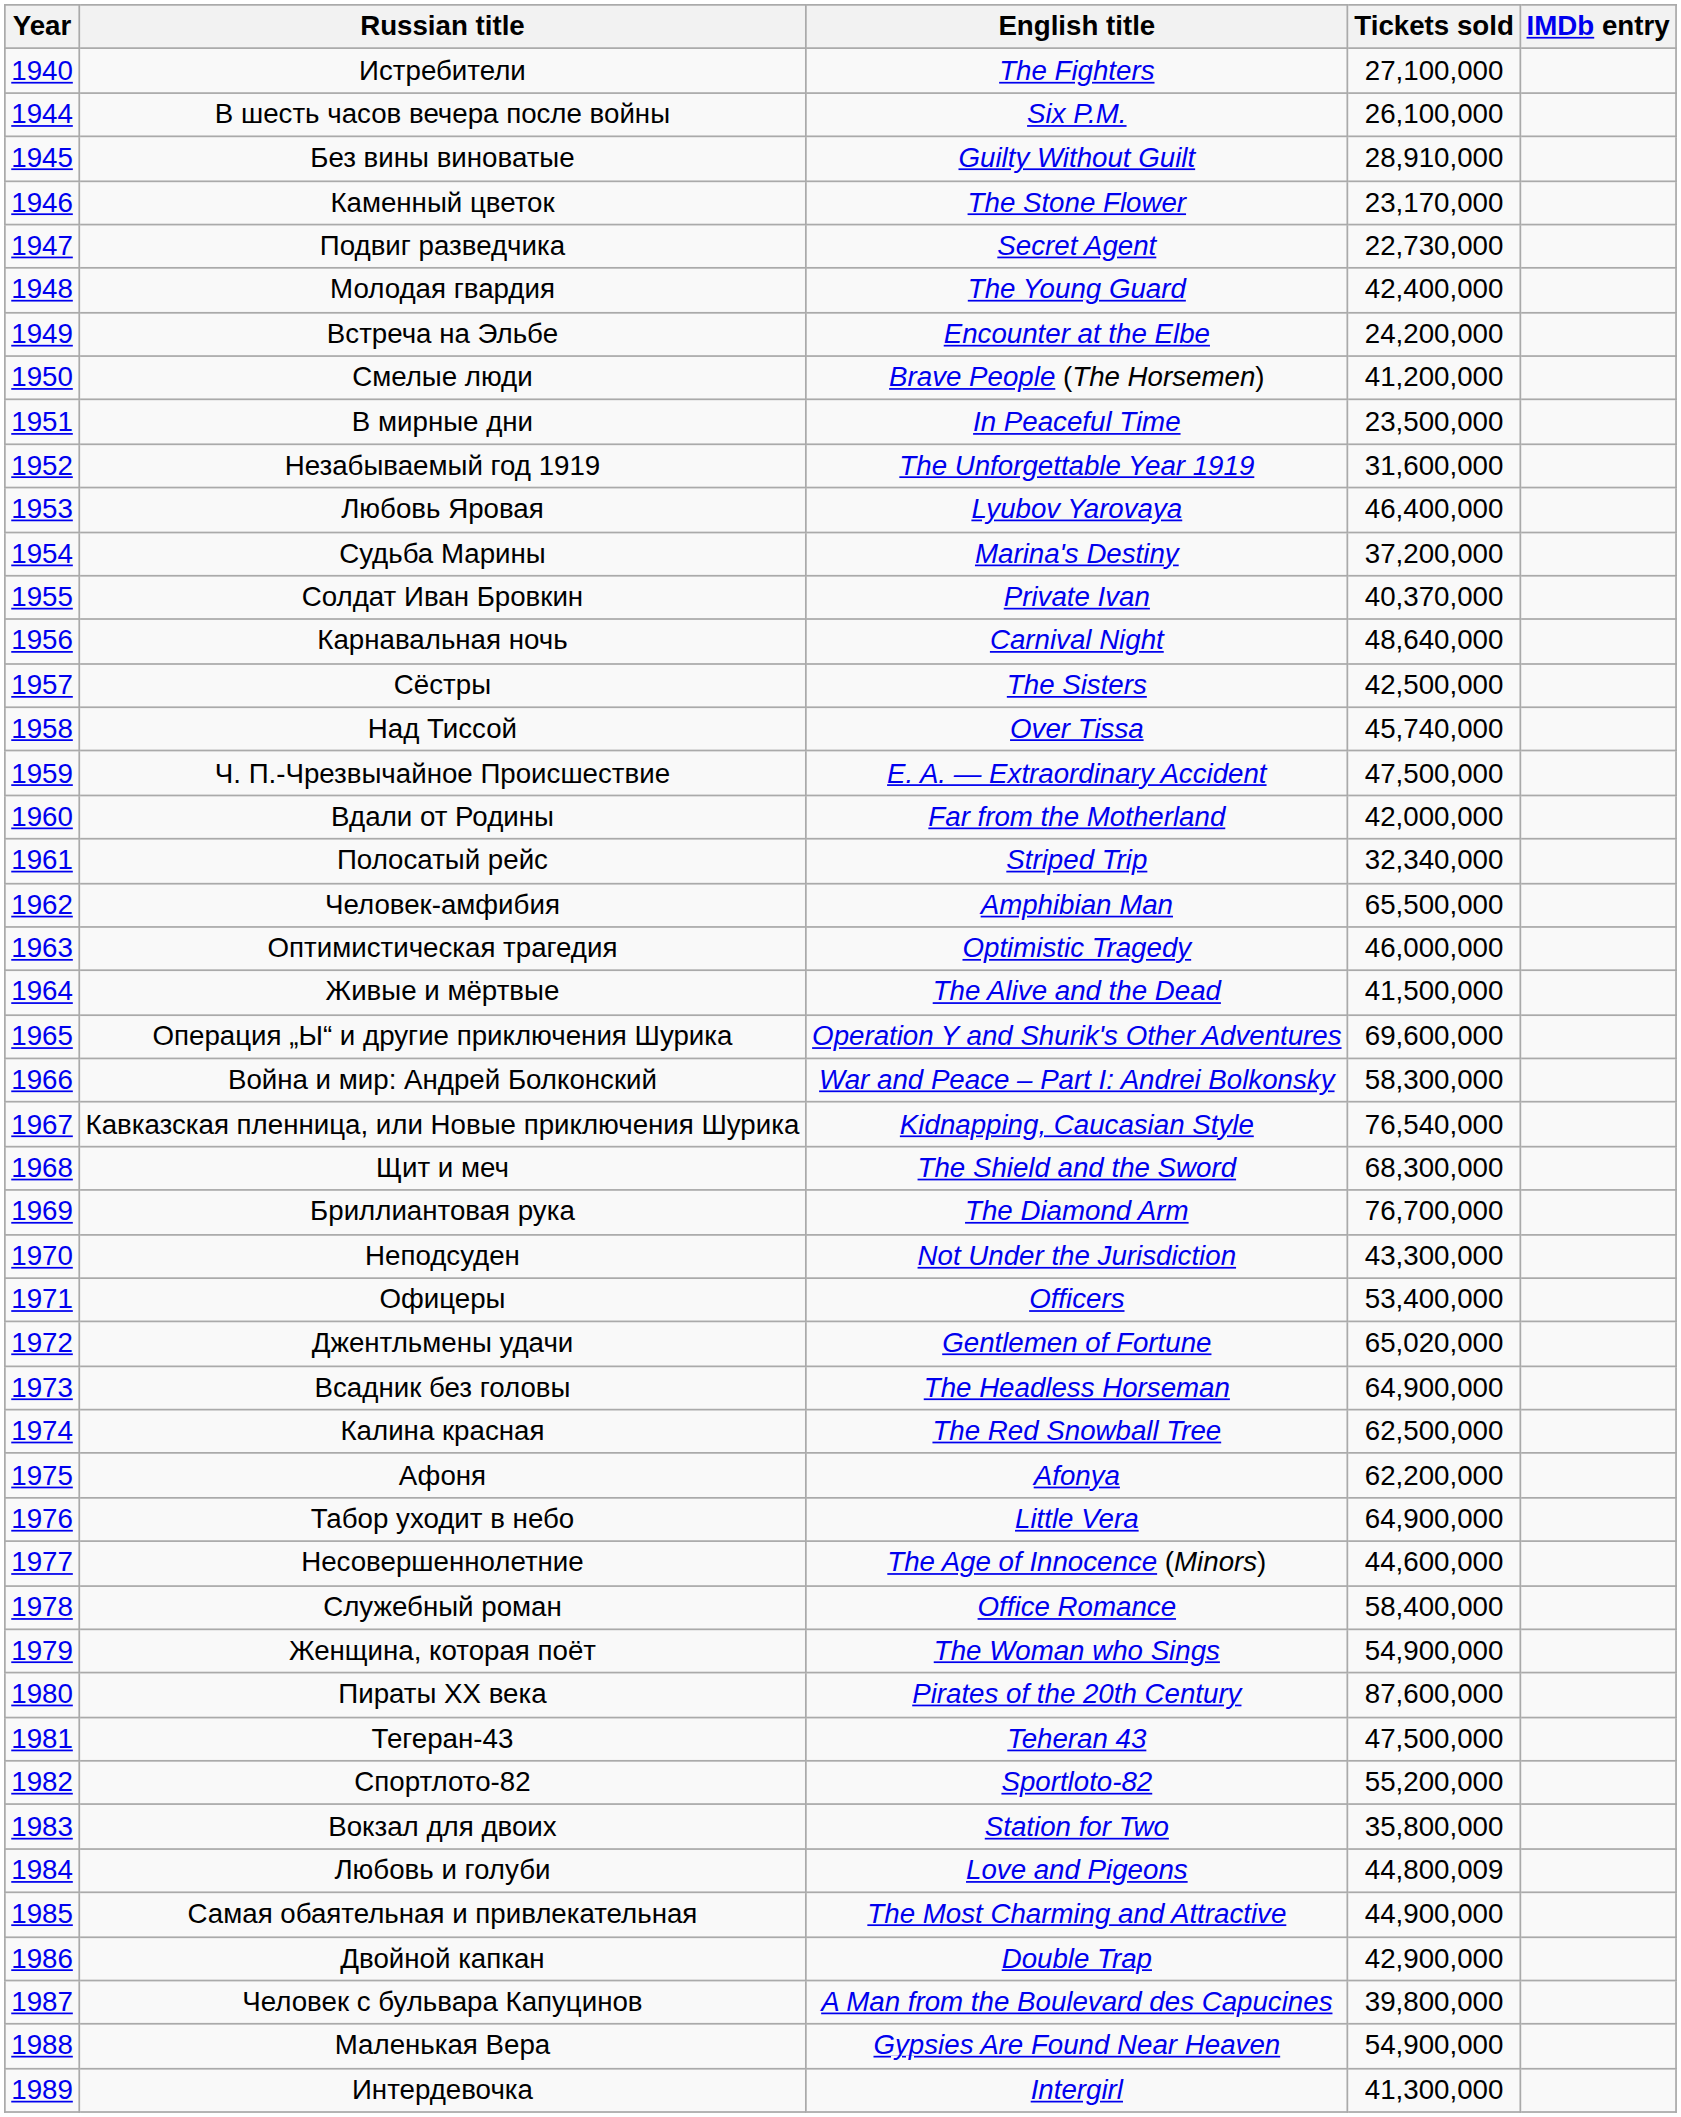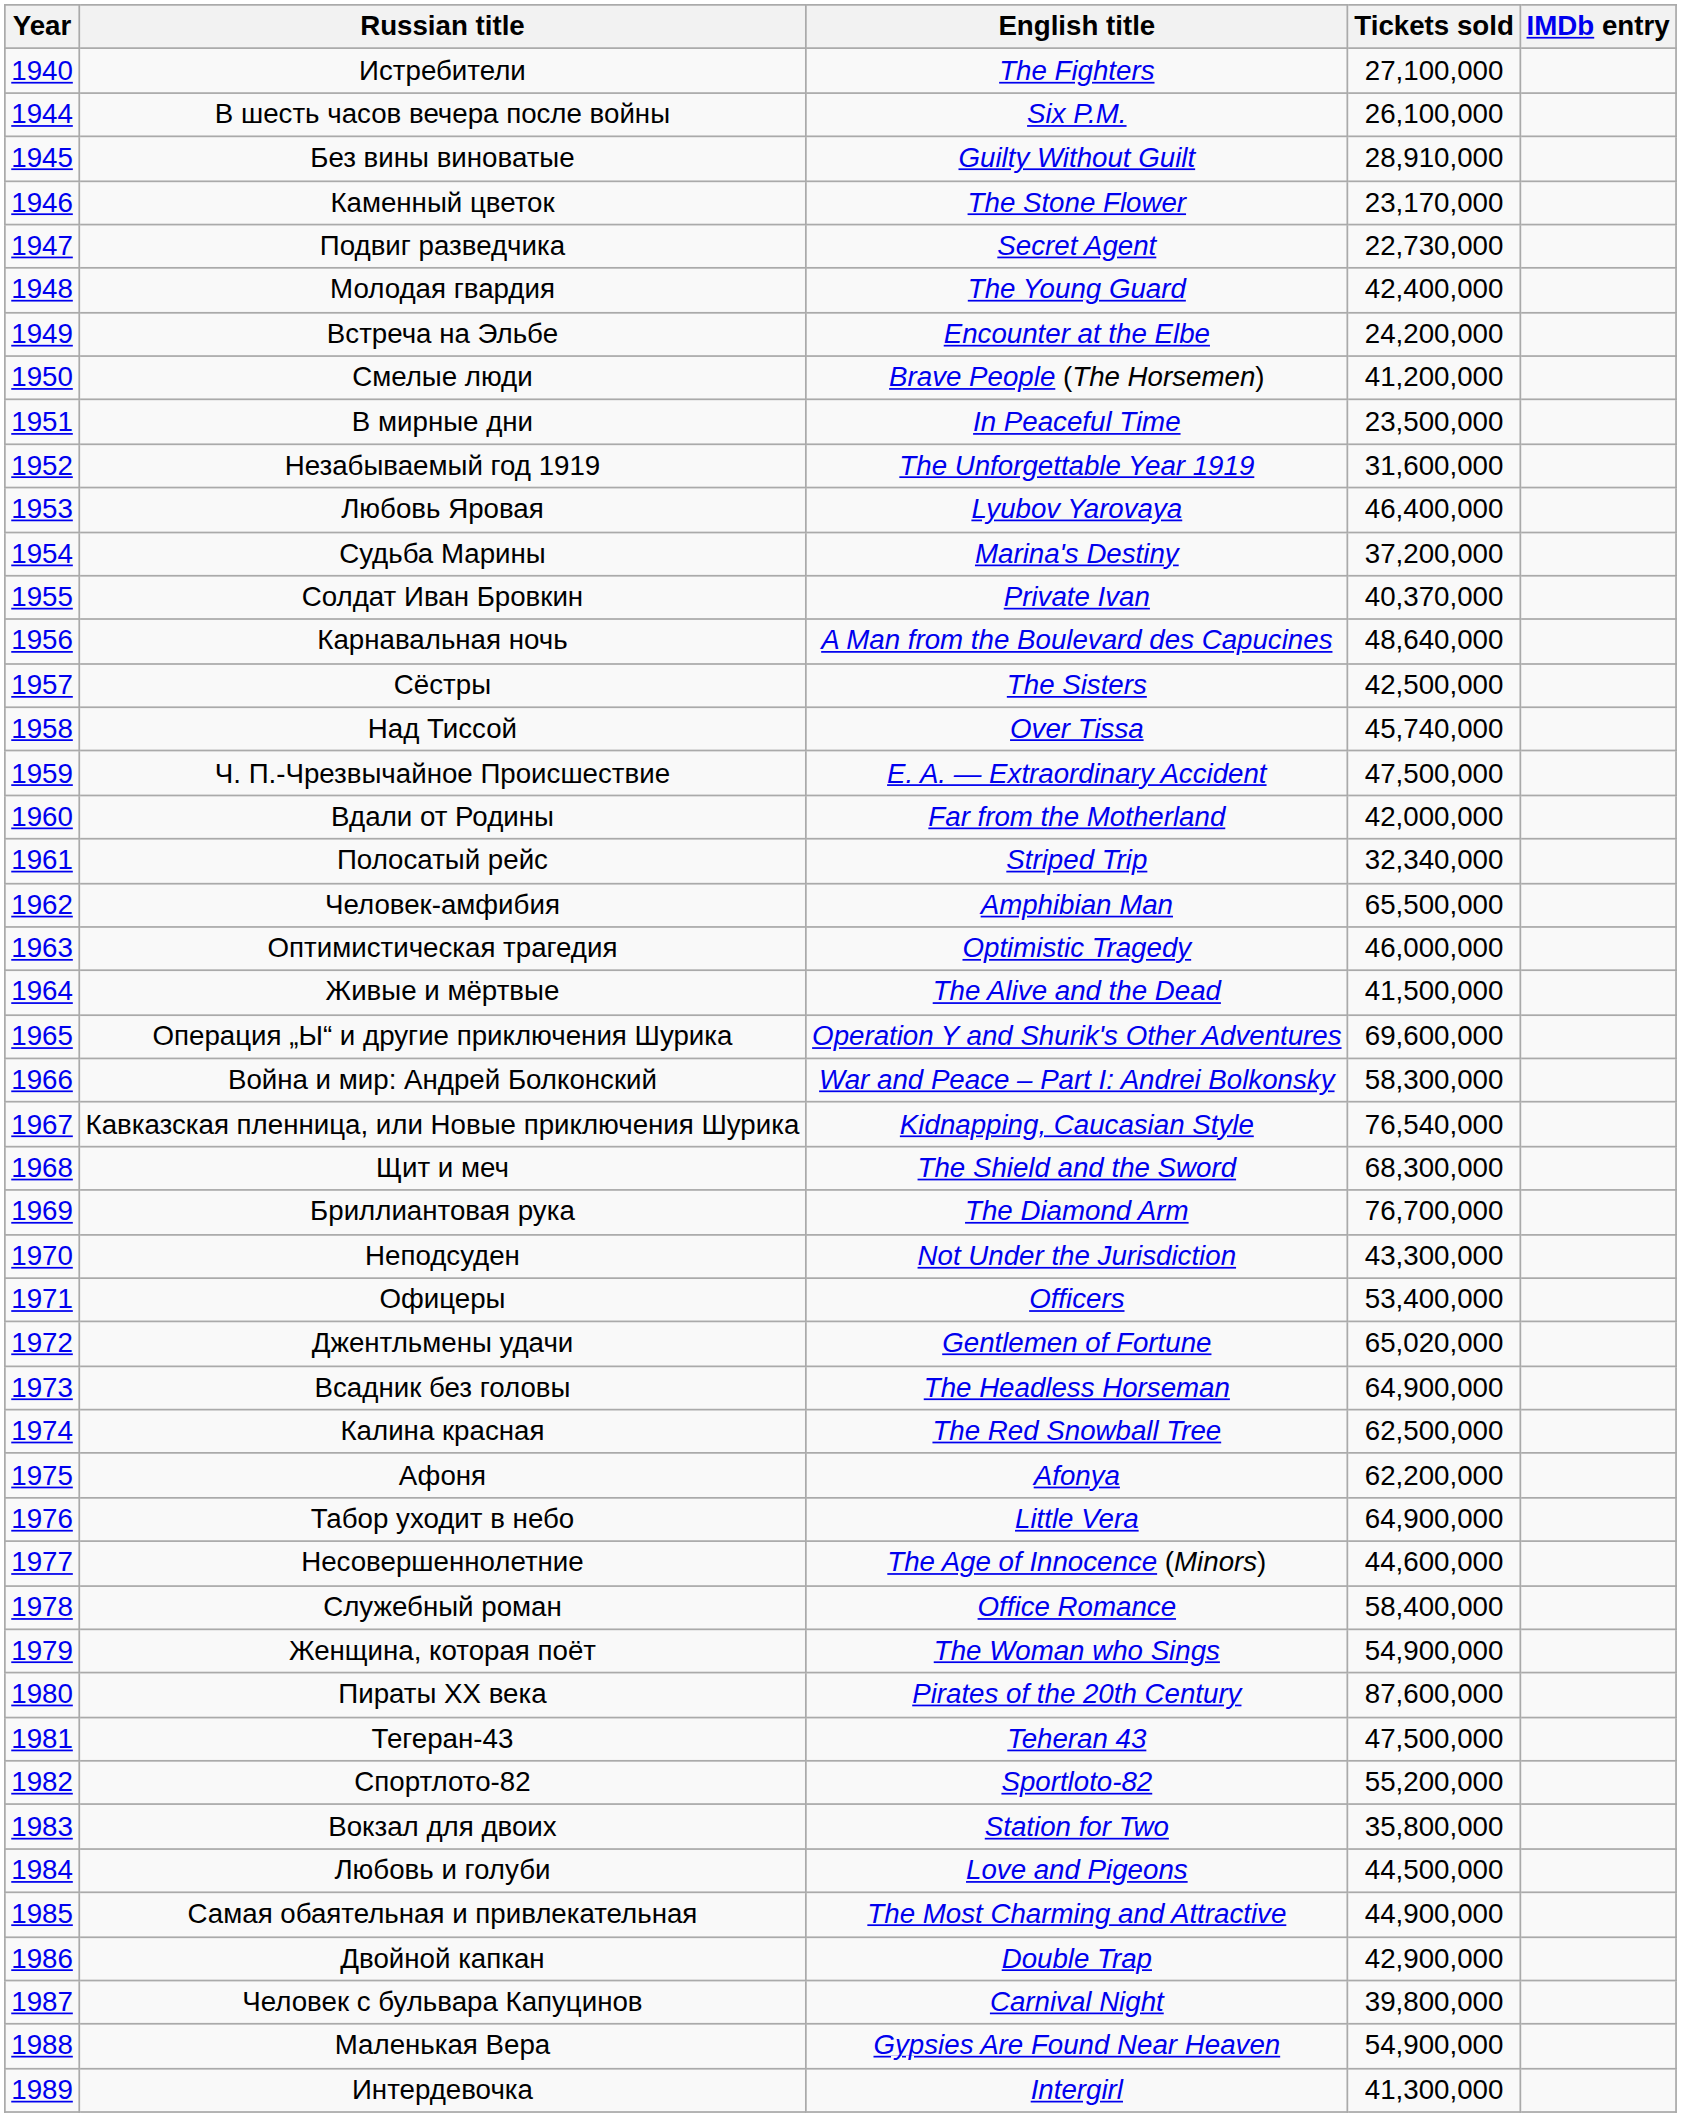(1077, 641) Carnival Night -> (1077, 641) A Man from the Boulevard des Capucines
(1434, 1870) 44,800,009 -> (1434, 1870) 44,500,000
(1077, 2001) A Man from the Boulevard des Capucines -> (1077, 2001) Carnival Night
